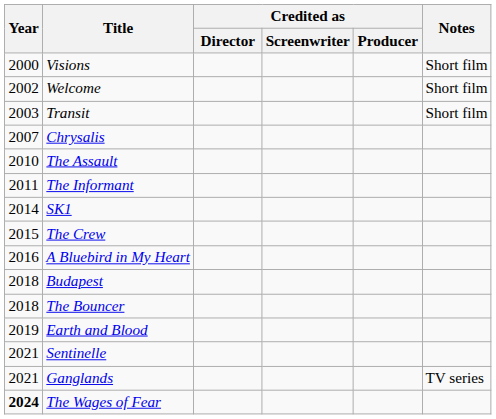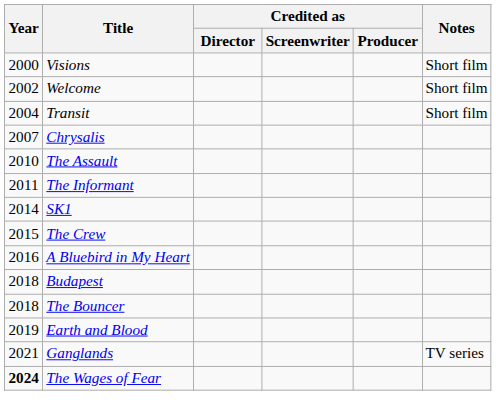(24, 112) 2003 -> (24, 112) 2004
- row: (76, 354)
